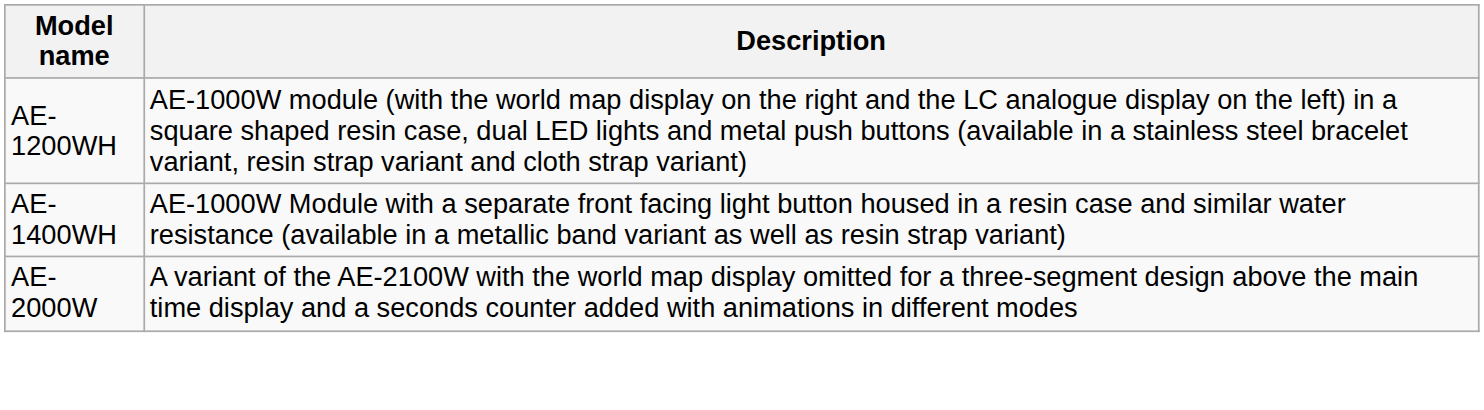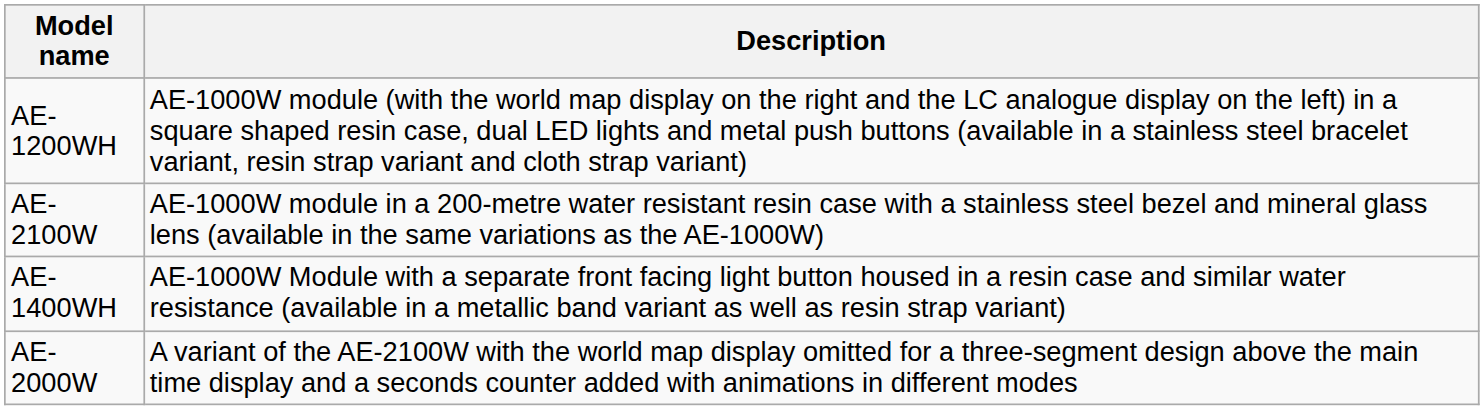+ row: (54, 219)
